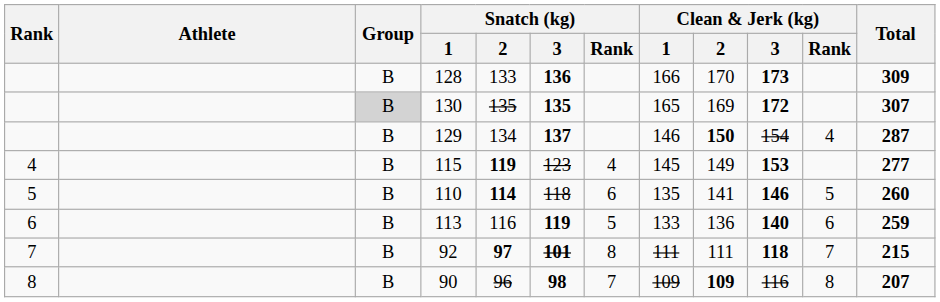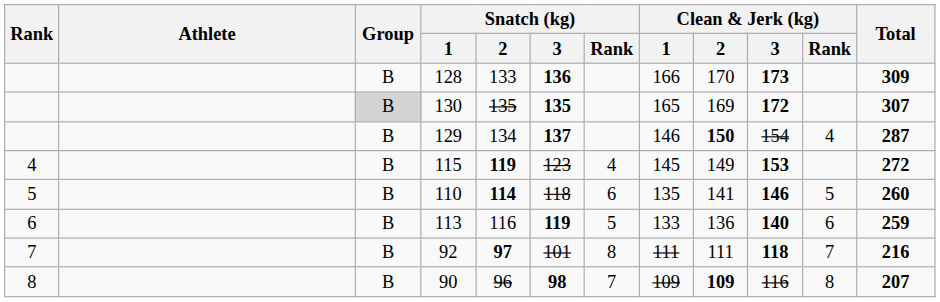(896, 164) 277 -> (896, 164) 272
(557, 252) bold -> (557, 252) normal
(896, 252) 215 -> (896, 252) 216
